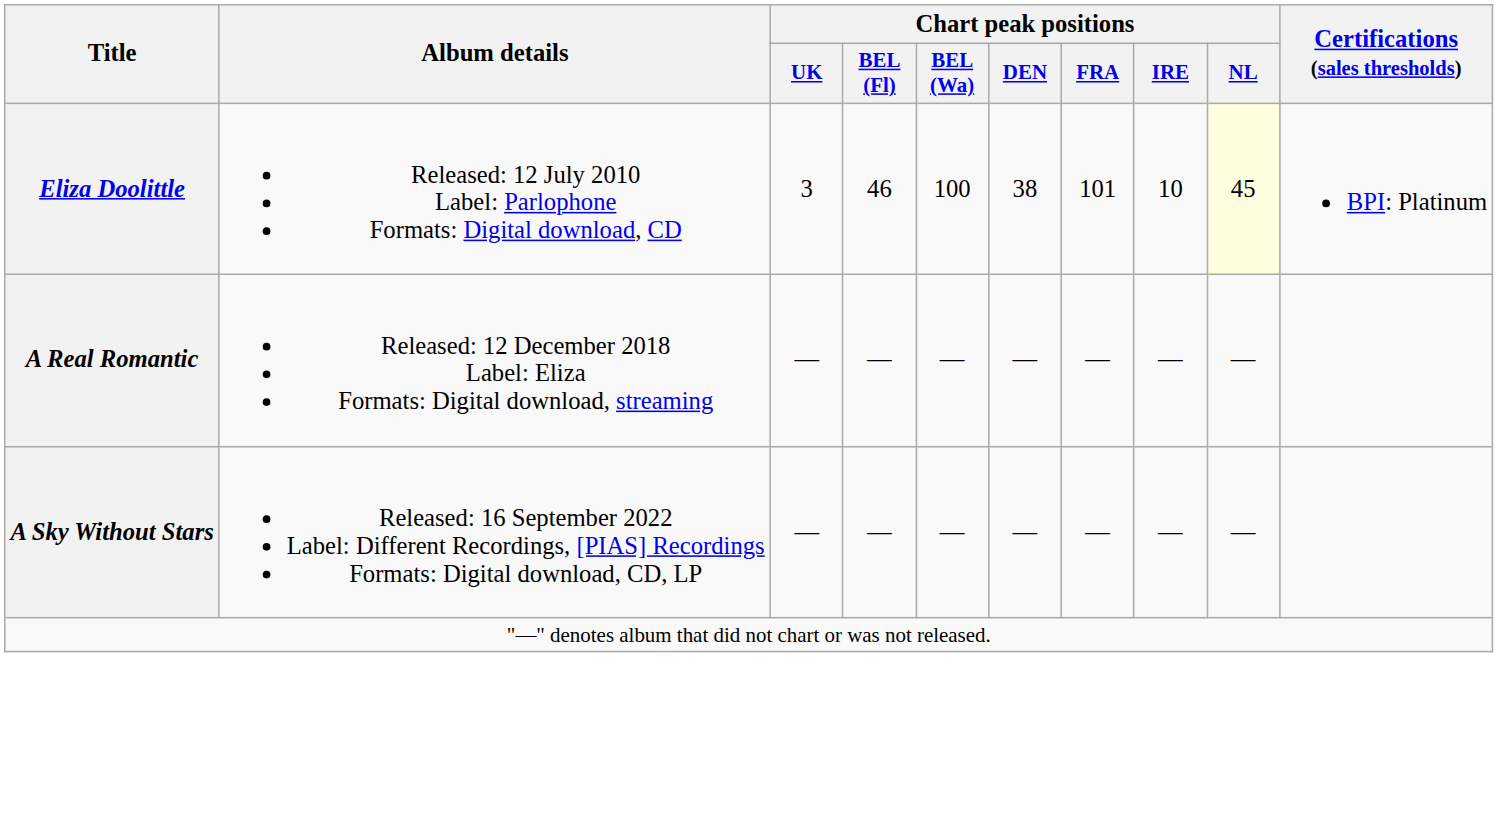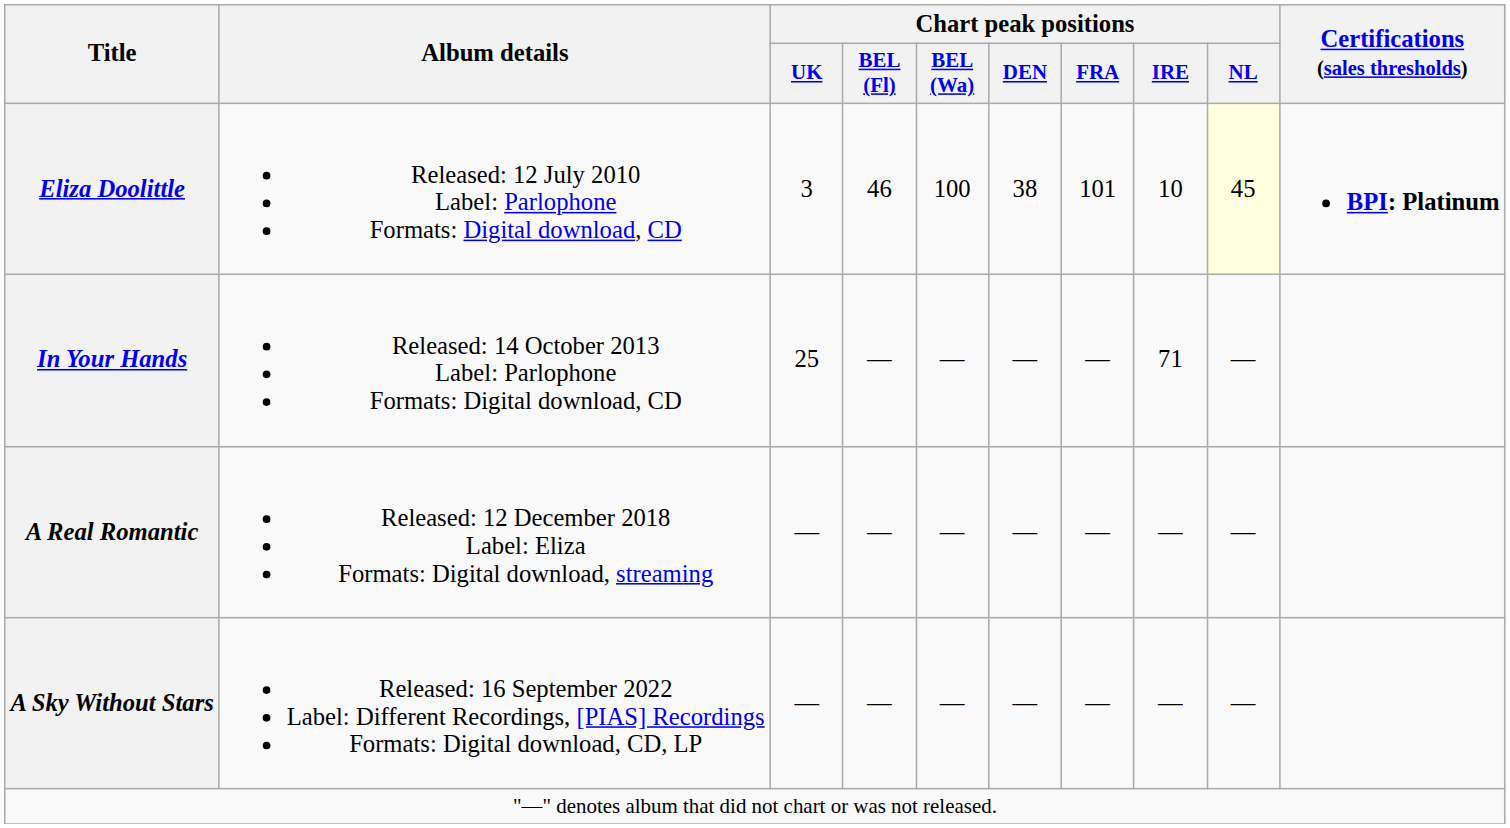(1386, 203) normal -> (1392, 203) bold
+ row: (112, 360)
